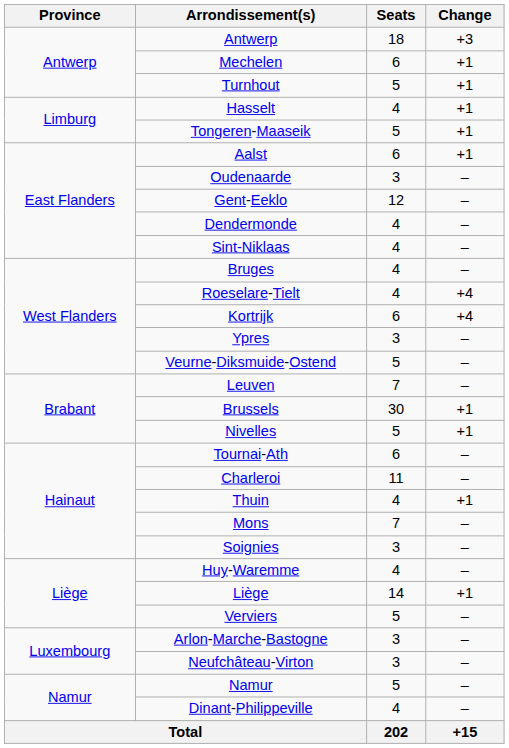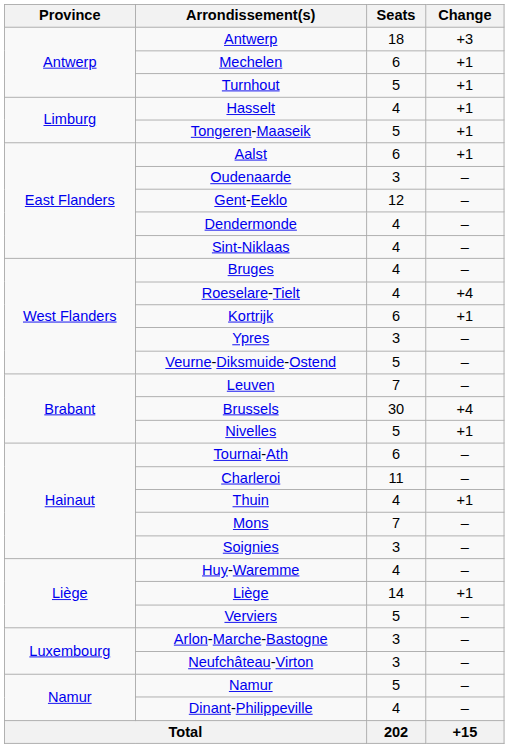(465, 316) +4 -> (465, 316) +1
(465, 408) +1 -> (465, 408) +4
